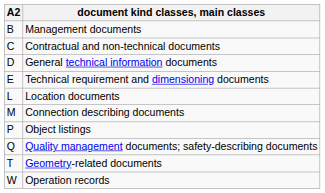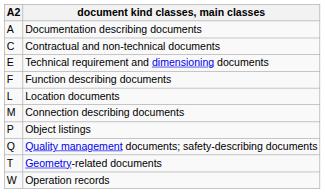+ row: (113, 29)
- row: (83, 29)
- row: (121, 63)
+ row: (98, 79)
